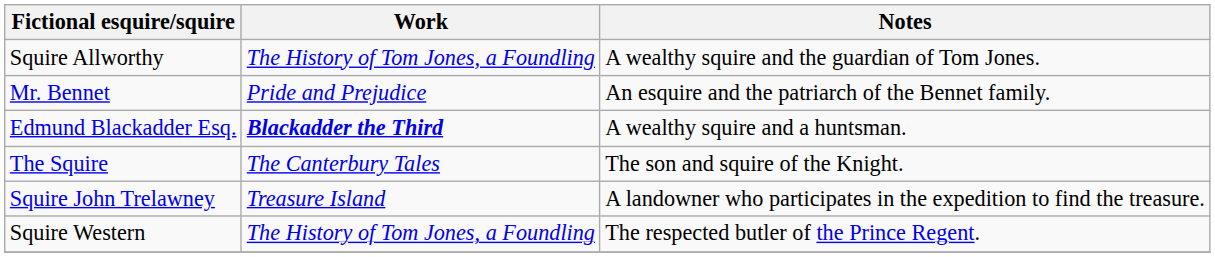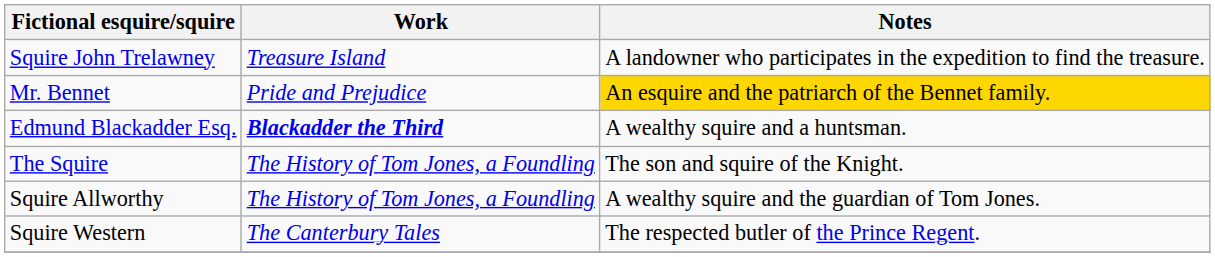rows swapped: (87, 57) <-> (112, 198)
(828, 92) no background -> (828, 92) gold background
(343, 163) The Canterbury Tales -> (421, 163) The History of Tom Jones, a Foundling
(421, 233) The History of Tom Jones, a Foundling -> (343, 233) The Canterbury Tales
